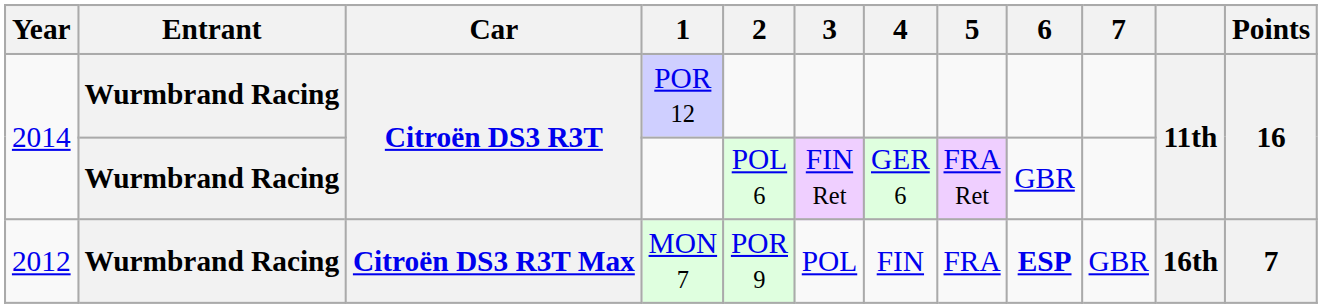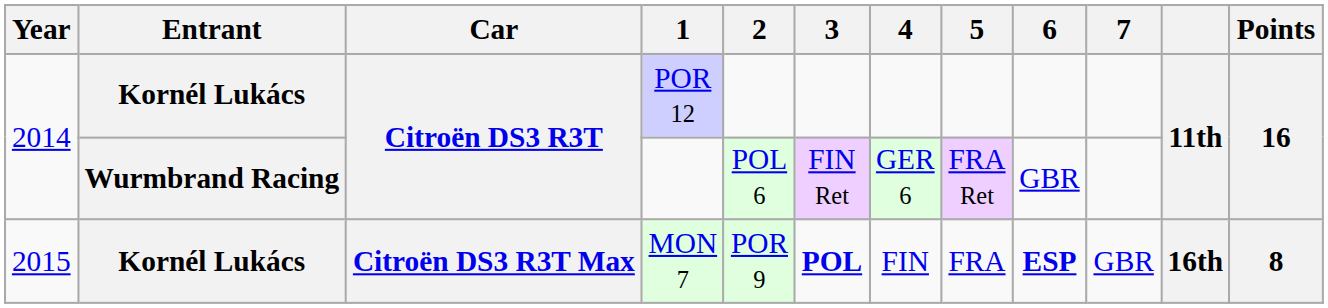(212, 94) Wurmbrand Racing -> (212, 94) Kornél Lukács
(41, 261) 2012 -> (41, 261) 2015
(212, 261) Wurmbrand Racing -> (212, 261) Kornél Lukács
(829, 261) normal -> (832, 261) bold
(1271, 261) 7 -> (1276, 261) 8
